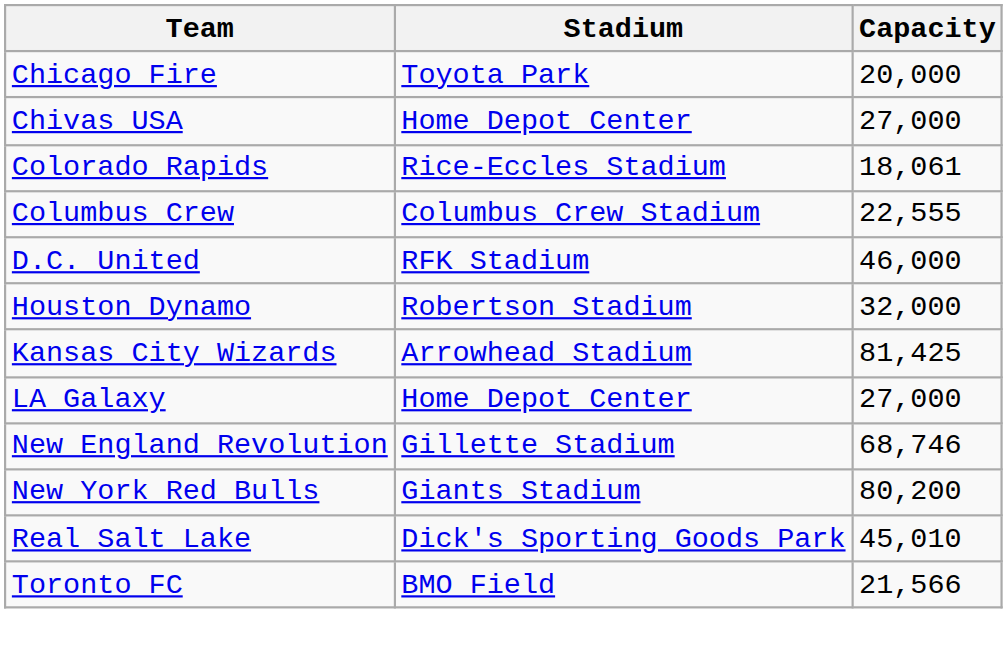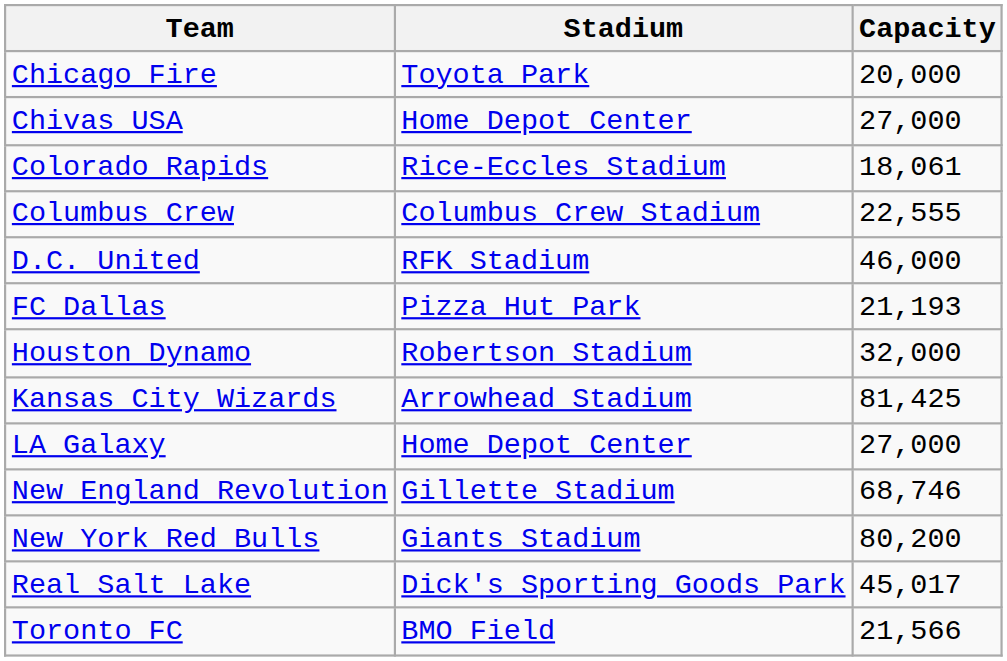+ row: (89, 307)
(910, 539) 45,010 -> (910, 585) 45,017
